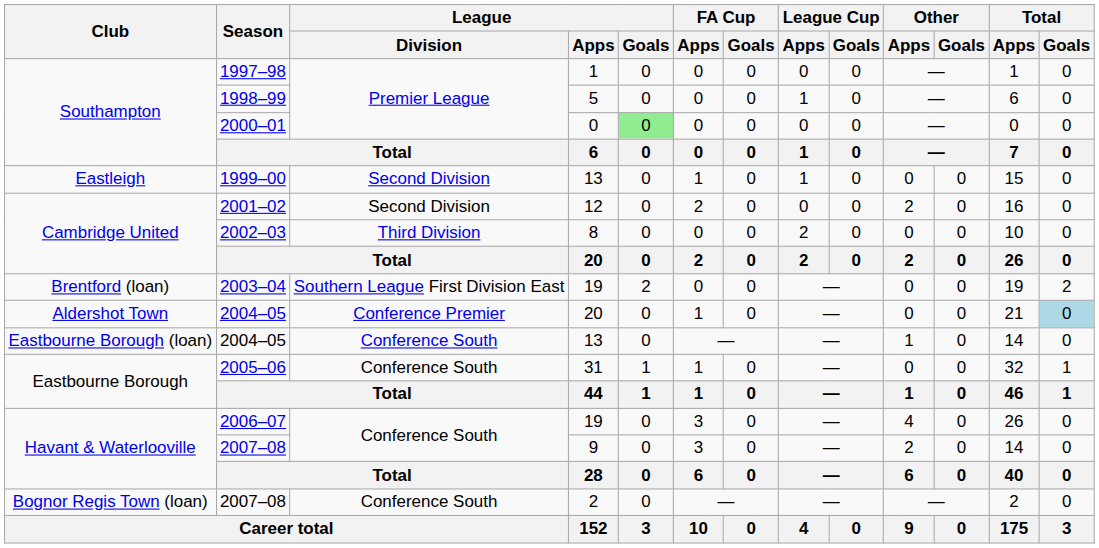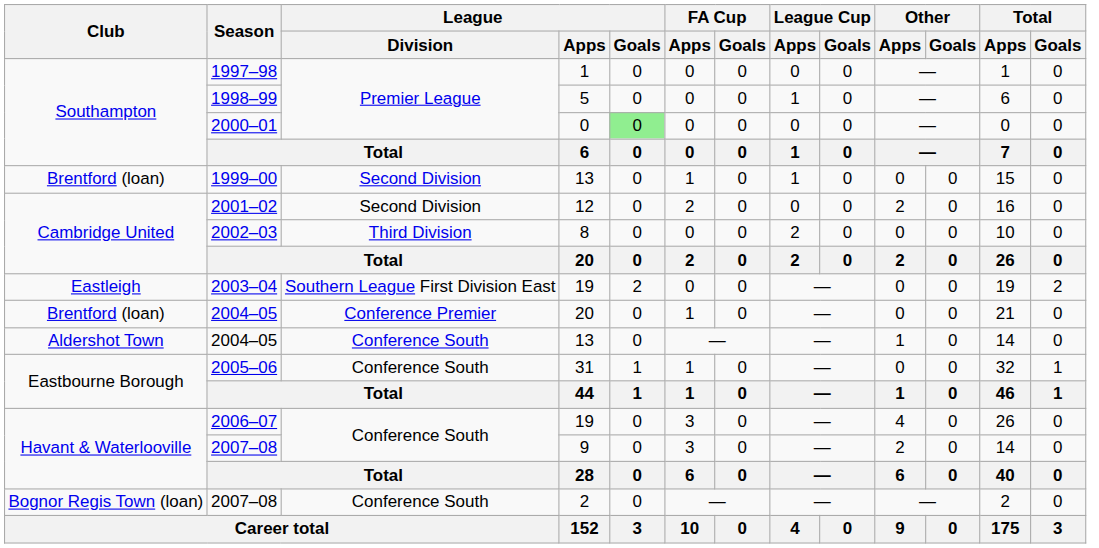(110, 179) Eastleigh -> (106, 179) Brentford (loan)
(110, 286) Brentford (loan) -> (106, 286) Eastleigh
(110, 313) Aldershot Town -> (106, 313) Brentford (loan)
(1067, 313) lightblue background -> (1058, 313) no background
(110, 340) Eastbourne Borough (loan) -> (106, 340) Aldershot Town
